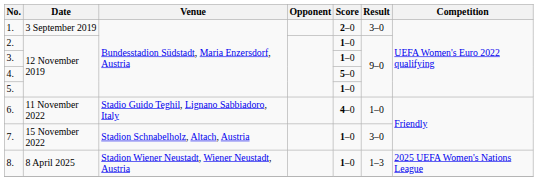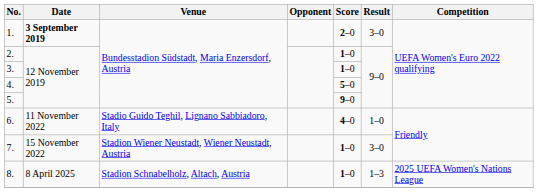(61, 27) normal -> (51, 33) bold
(347, 89) 1–0 -> (347, 100) 9–0
(175, 137) Stadion Schnabelholz, Altach, Austria -> (187, 148) Stadion Wiener Neustadt, Wiener Neustadt, Austria
(186, 163) Stadion Wiener Neustadt, Wiener Neustadt, Austria -> (176, 174) Stadion Schnabelholz, Altach, Austria
